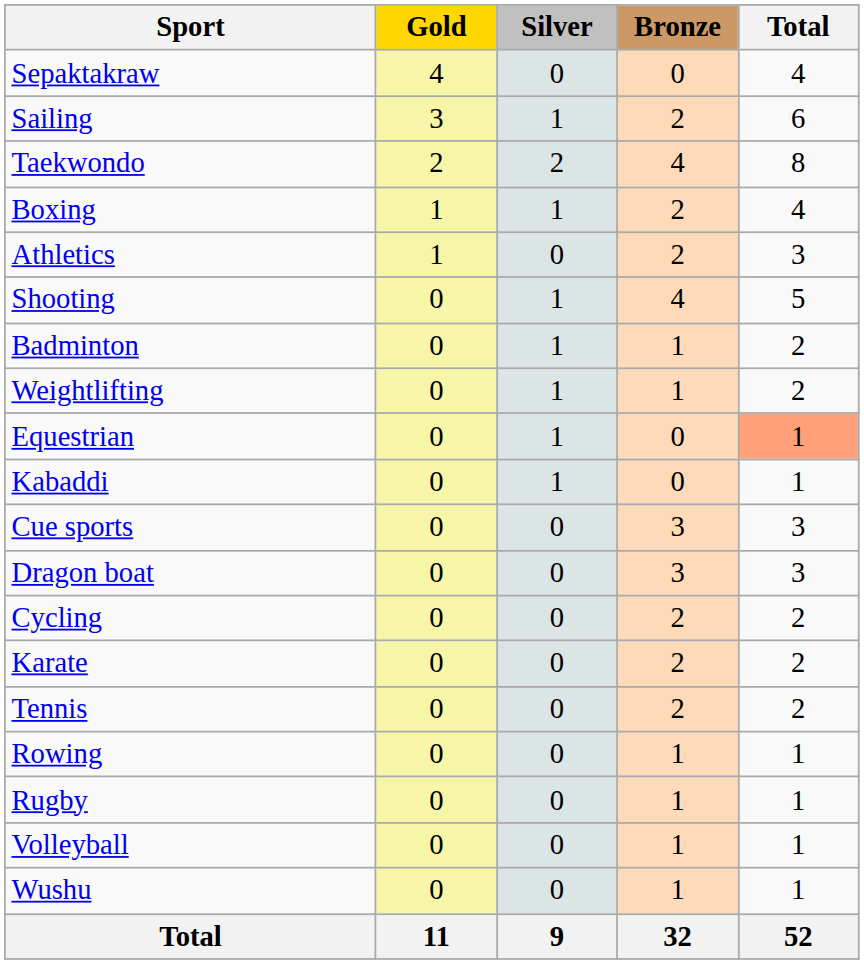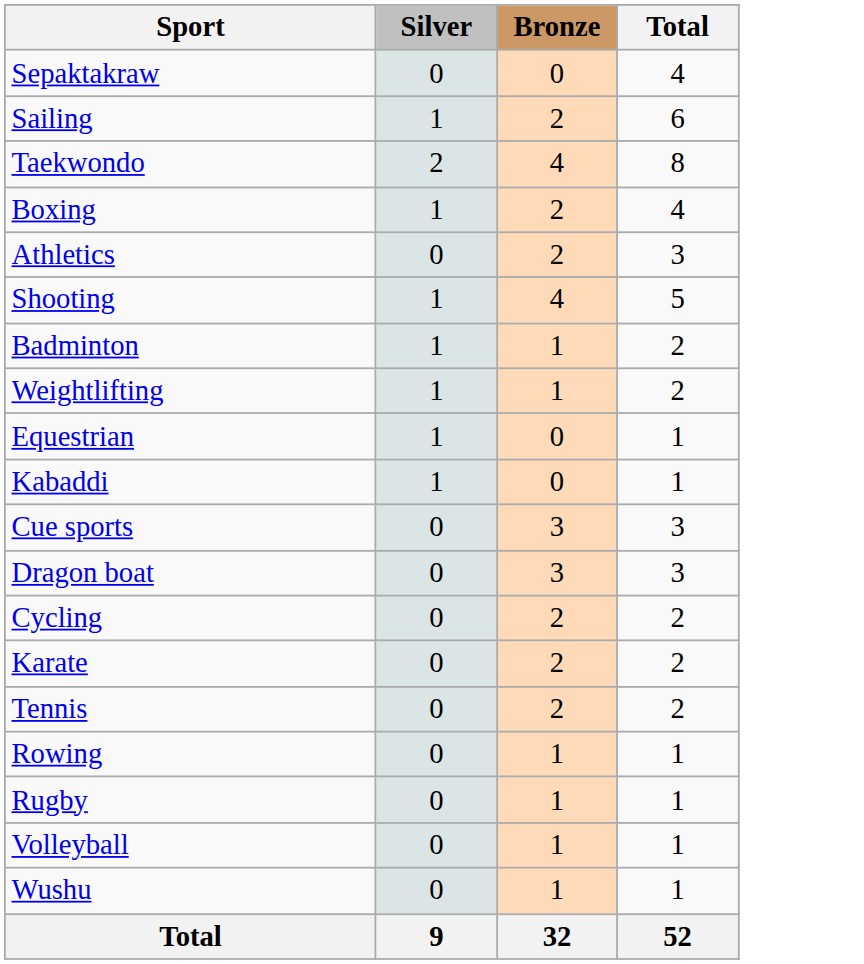- column: (436, 27)
(798, 436) lightsalmon background -> (678, 436) no background
